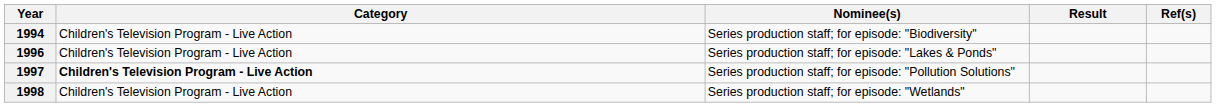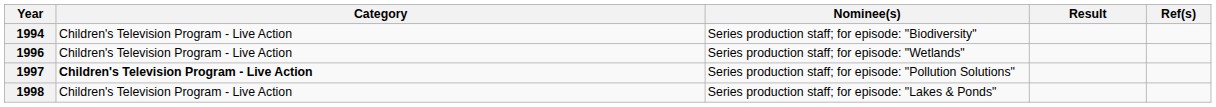(852, 53) Series production staff; for episode: "Lakes & Ponds" -> (836, 53) Series production staff; for episode: "Wetlands"
(836, 92) Series production staff; for episode: "Wetlands" -> (852, 92) Series production staff; for episode: "Lakes & Ponds"
